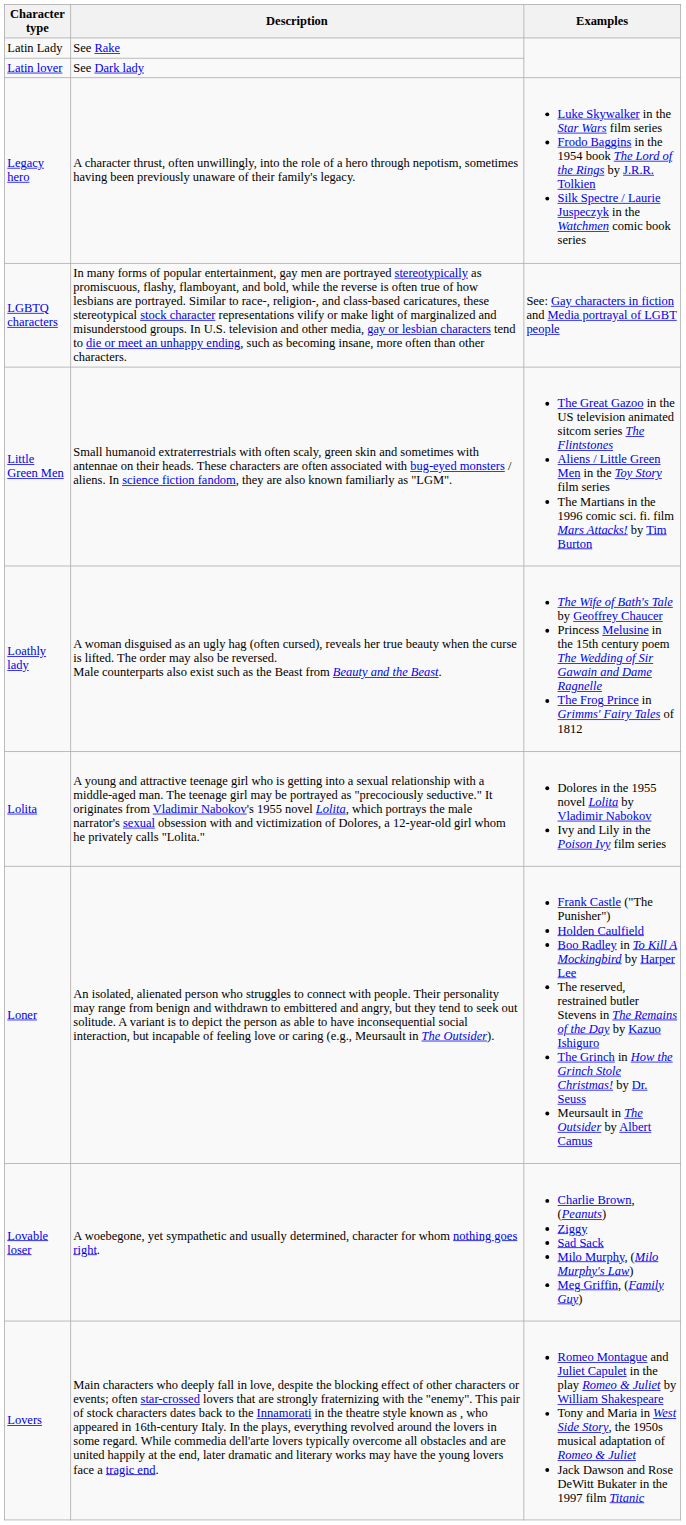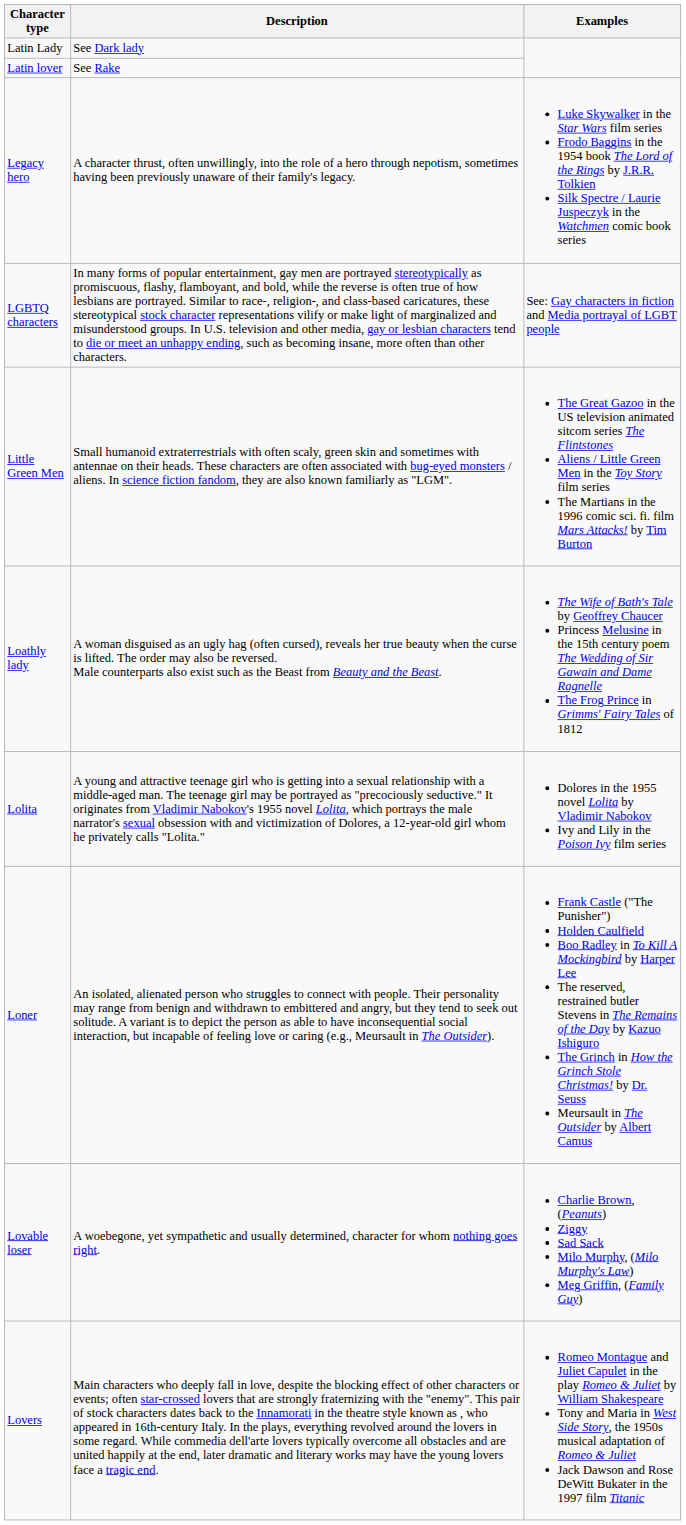(97, 48) See Rake -> (109, 48) See Dark lady
(109, 68) See Dark lady -> (97, 68) See Rake
